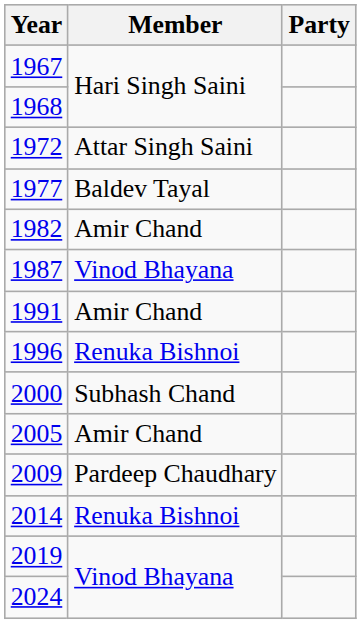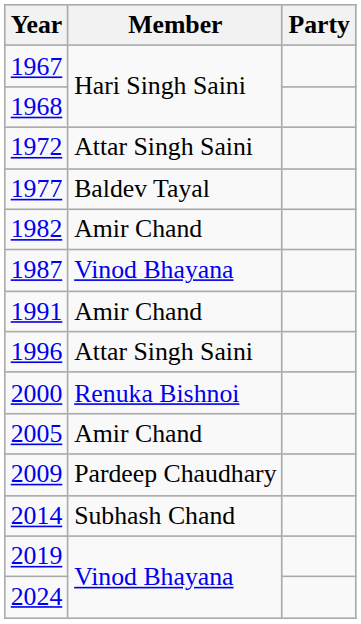(157, 351) Renuka Bishnoi -> (164, 351) Attar Singh Saini
(155, 392) Subhash Chand -> (157, 392) Renuka Bishnoi
(157, 515) Renuka Bishnoi -> (155, 515) Subhash Chand
